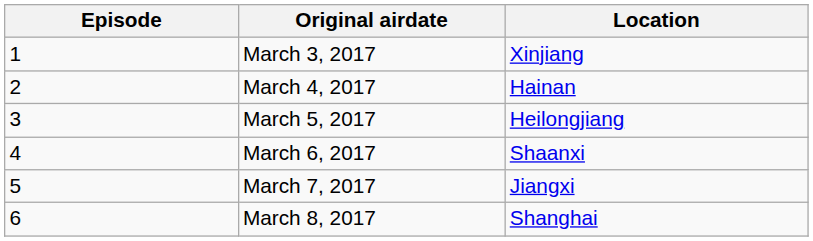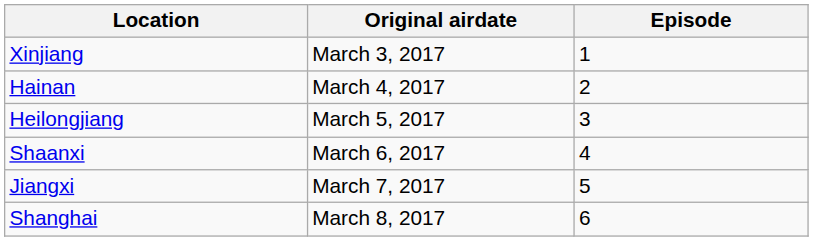columns swapped: (121, 20) <-> (656, 20)
